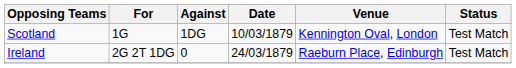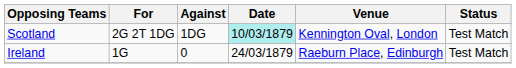(120, 33) 1G -> (143, 33) 2G 2T 1DG
(262, 33) no background -> (262, 33) paleturquoise background
(143, 53) 2G 2T 1DG -> (120, 53) 1G
